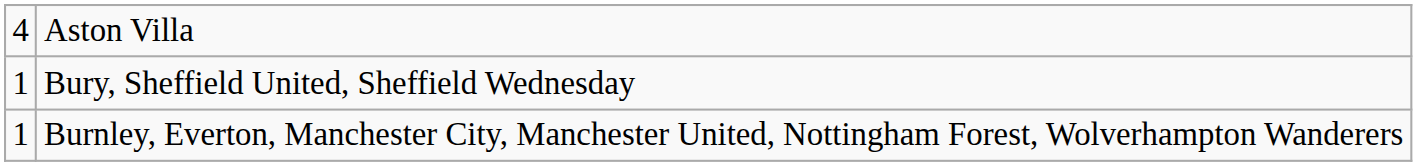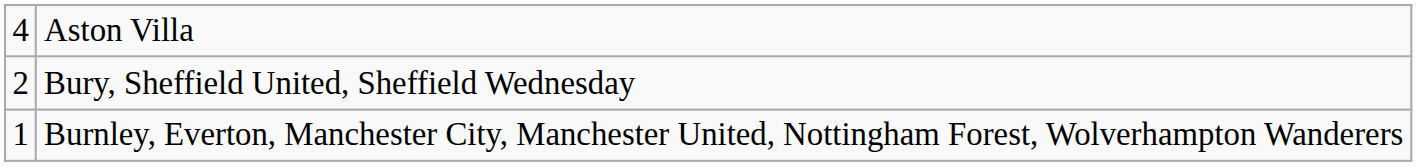(21, 82) 1 -> (21, 82) 2
